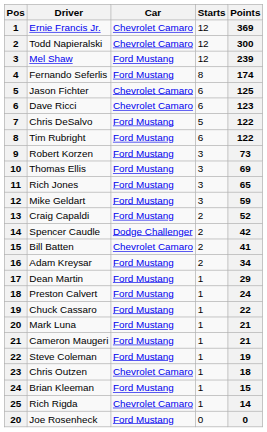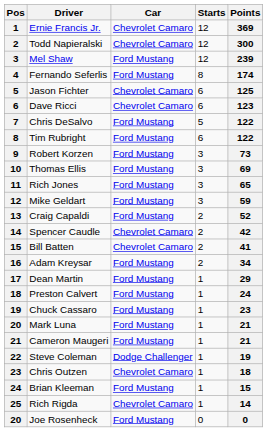(153, 231) Dodge Challenger -> (153, 231) Chevrolet Camaro
(245, 310) 22 -> (245, 310) 23
(143, 356) Ford Mustang -> (153, 356) Dodge Challenger
